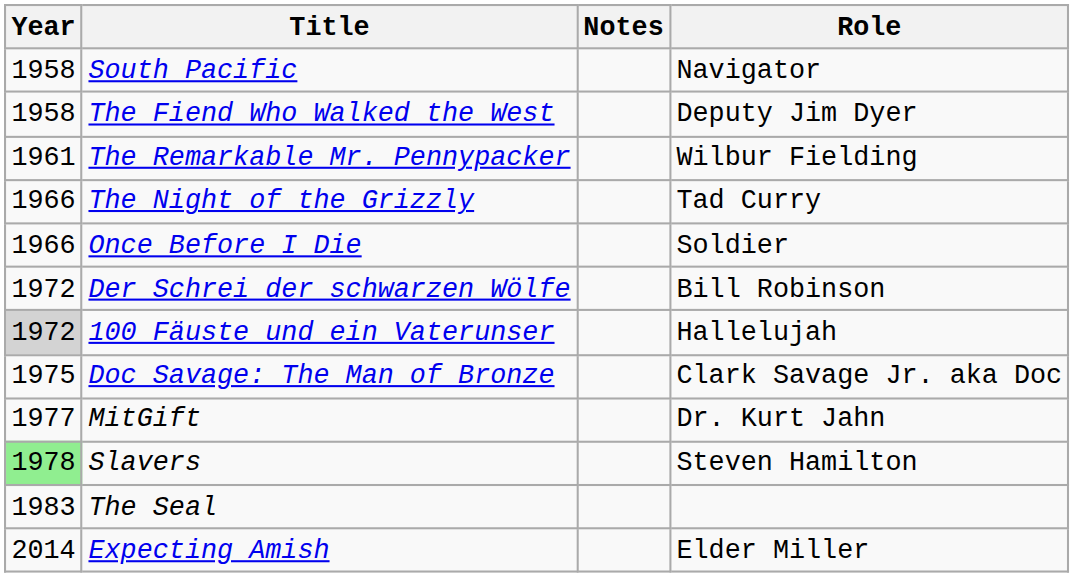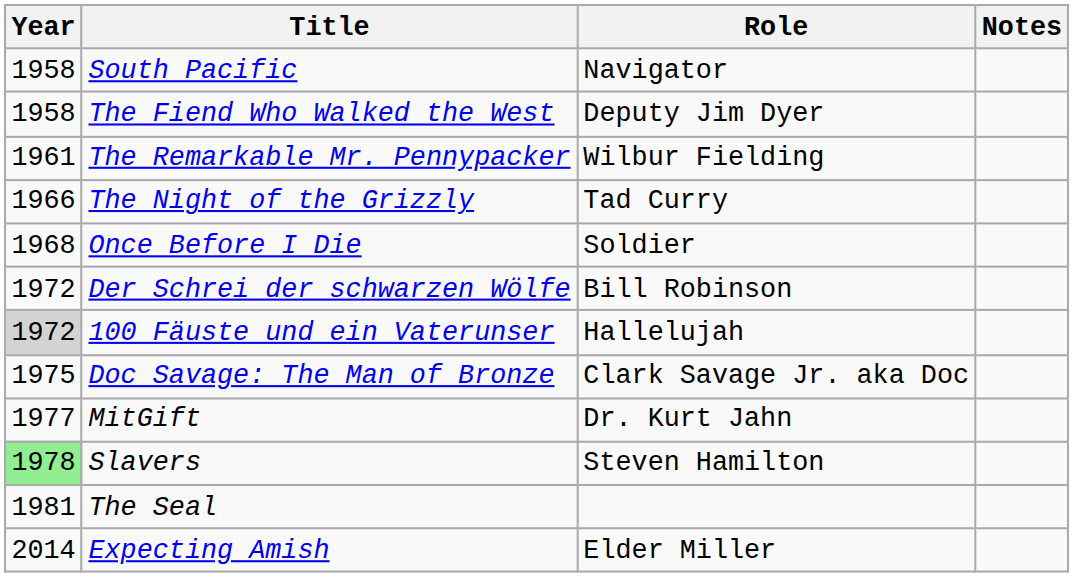columns swapped: (869, 27) <-> (624, 27)
(44, 245) 1966 -> (44, 245) 1968
(44, 507) 1983 -> (44, 507) 1981
